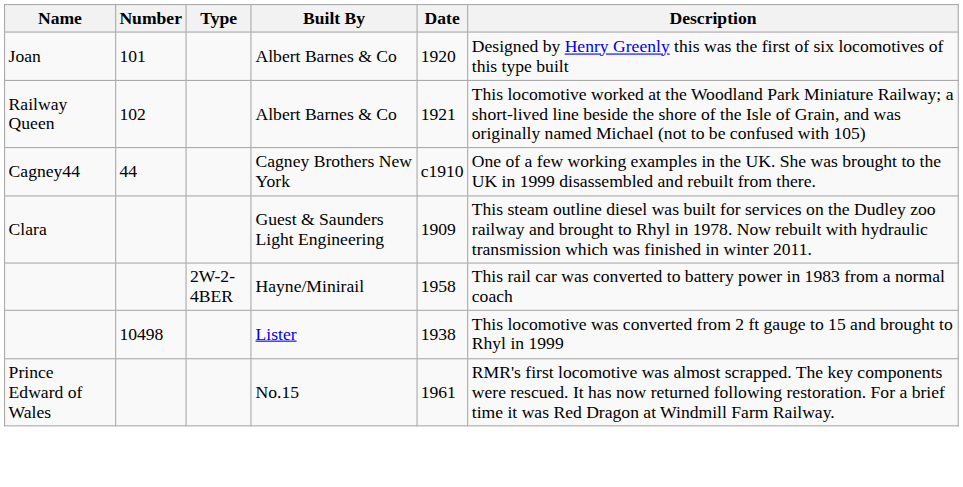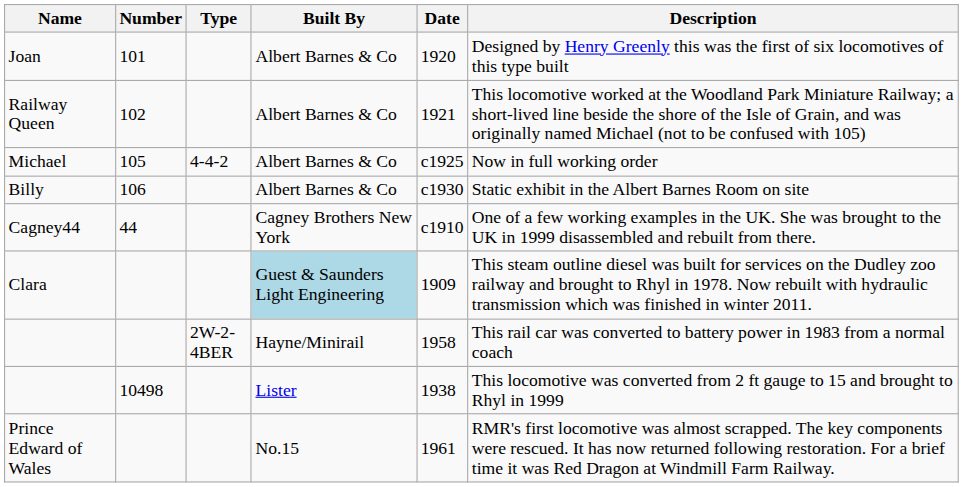+ row: (37, 161)
+ row: (26, 189)
(320, 229) no background -> (320, 284) lightblue background
